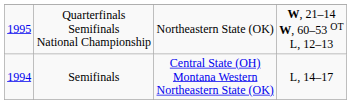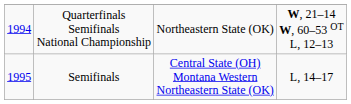(19, 29) 1995 -> (19, 29) 1994
(19, 76) 1994 -> (19, 76) 1995
